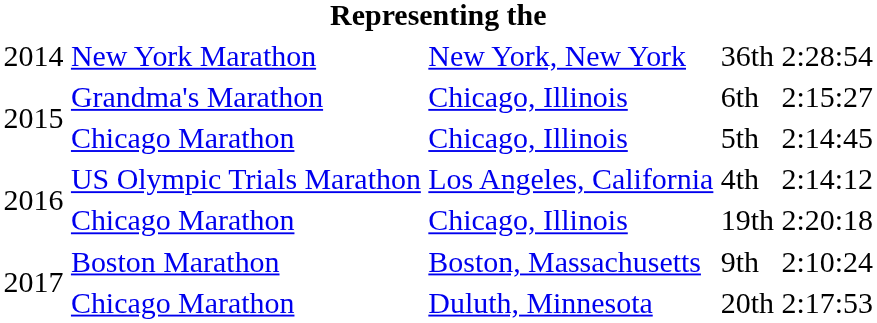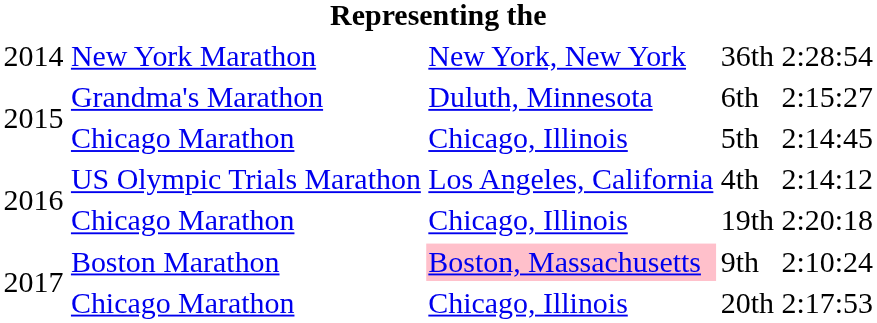(528, 97) Chicago, Illinois -> (541, 97) Duluth, Minnesota
(565, 261) no background -> (565, 261) pink background
(541, 302) Duluth, Minnesota -> (528, 302) Chicago, Illinois
